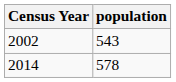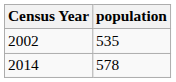(108, 41) 543 -> (108, 41) 535
